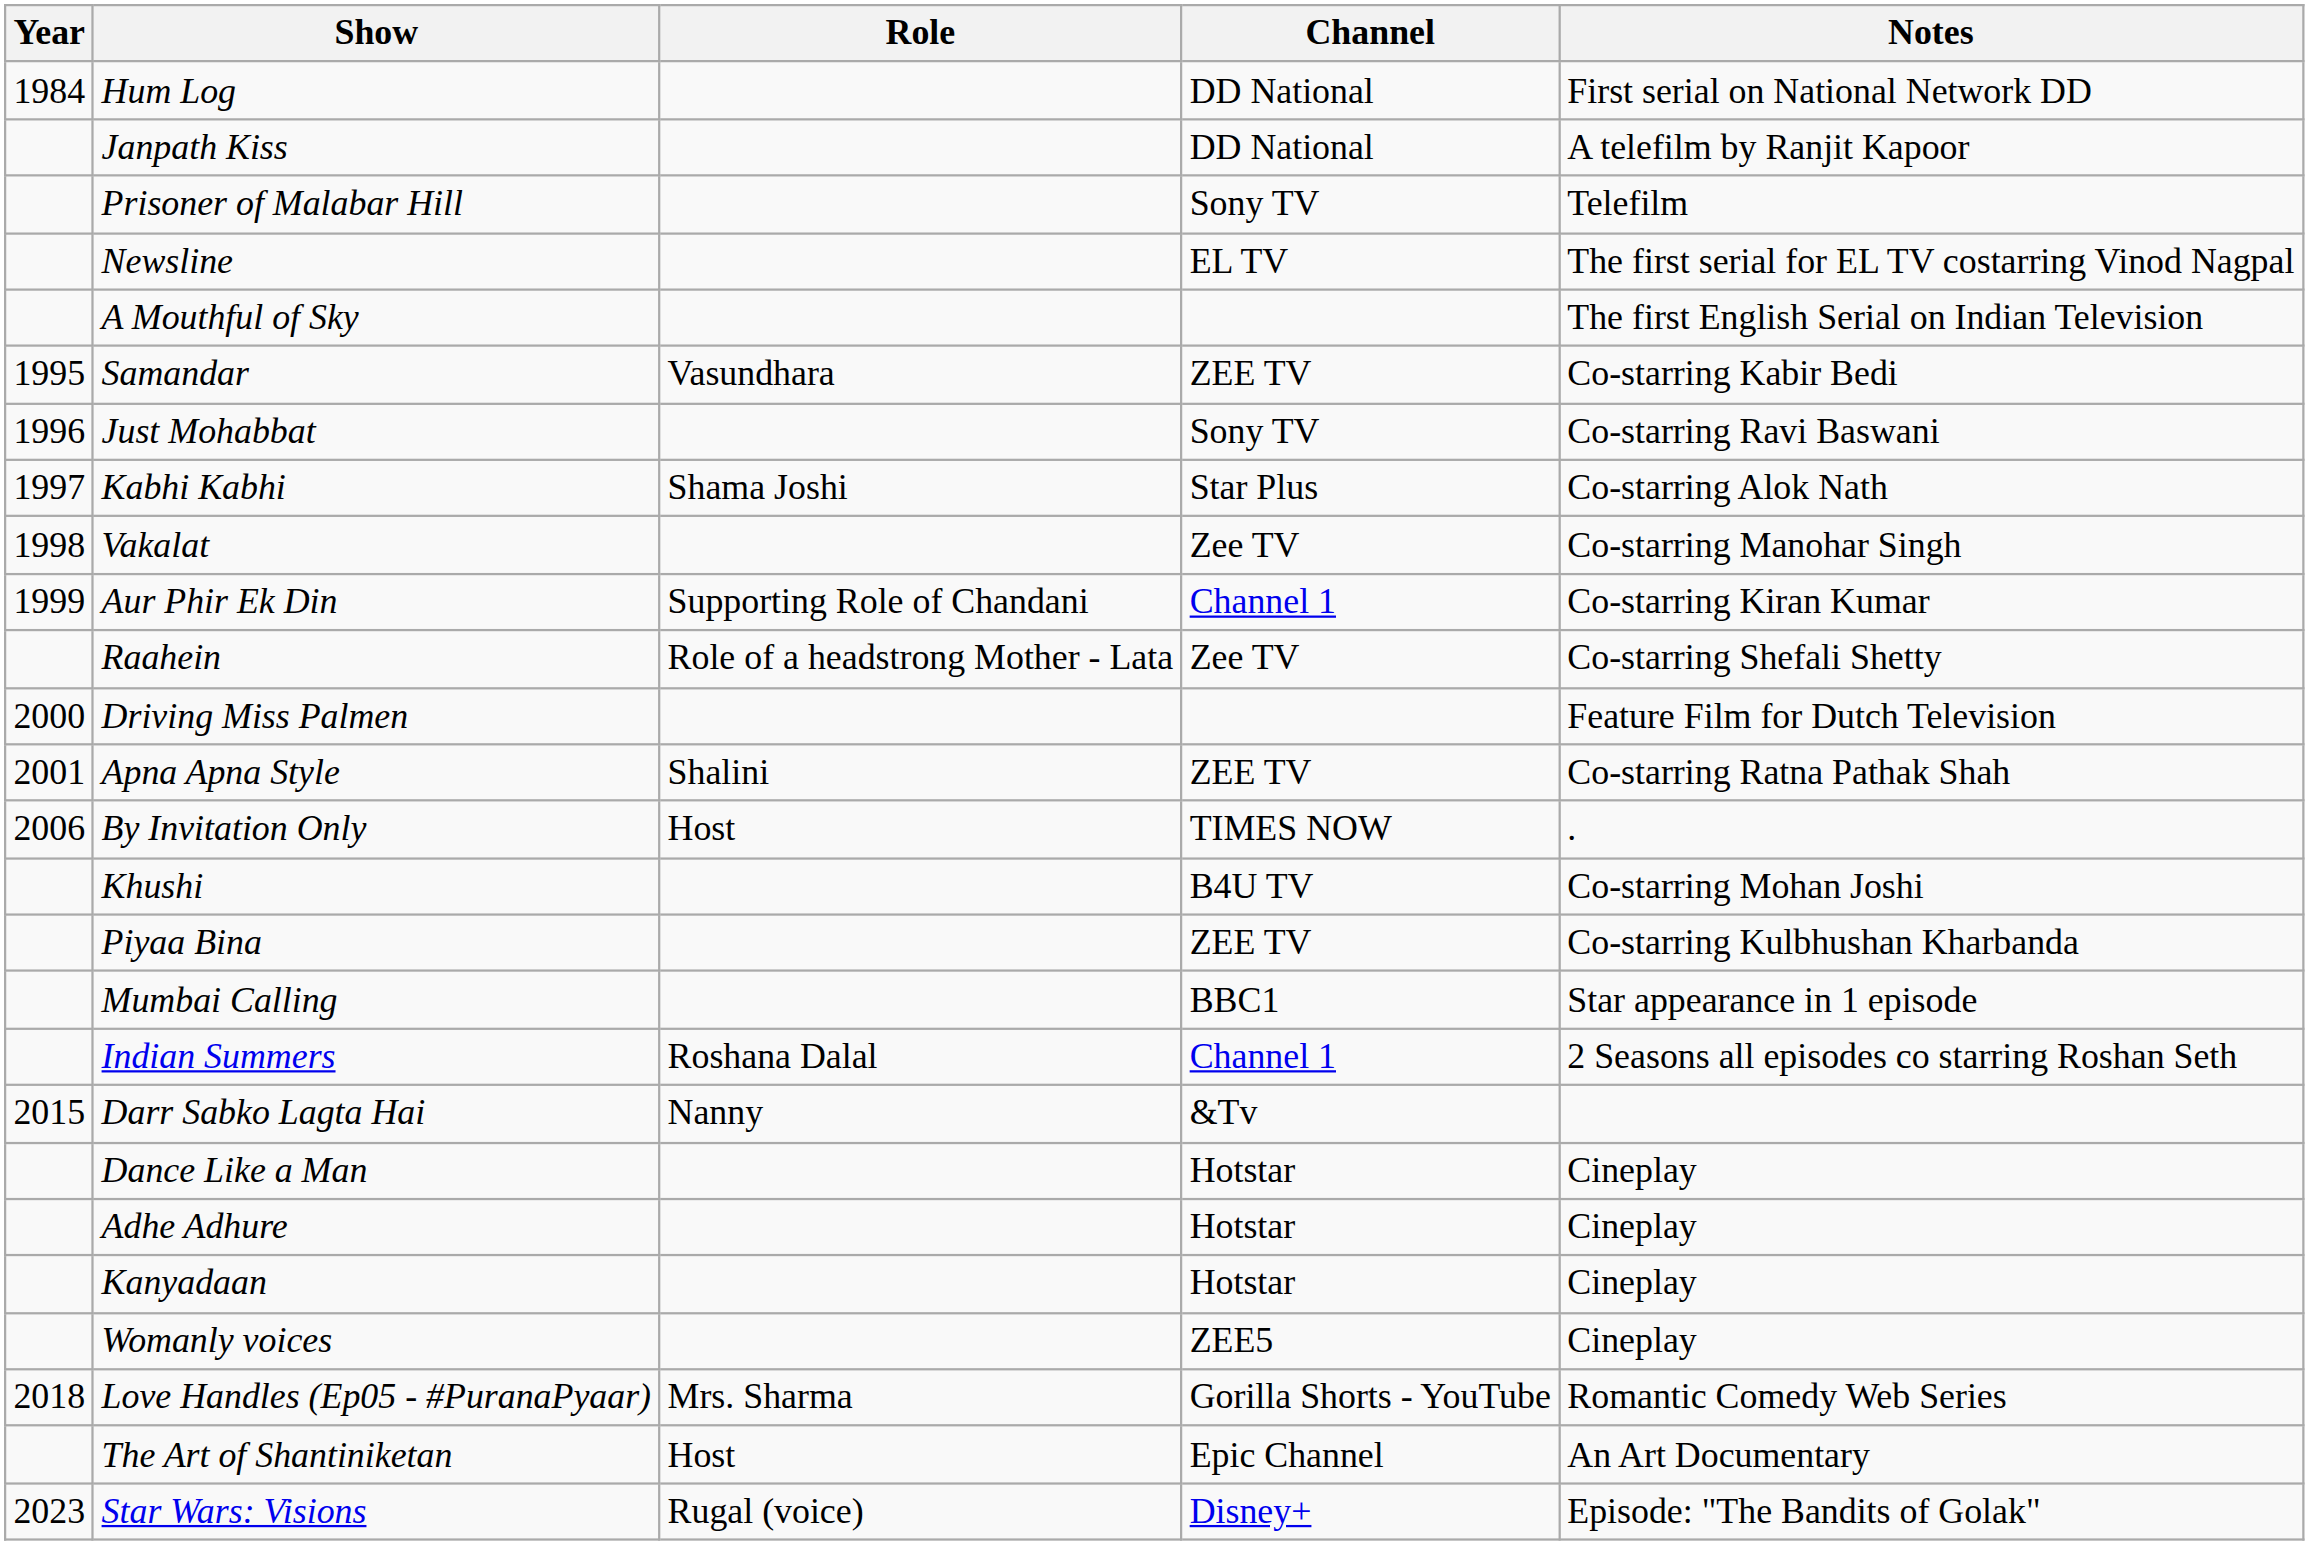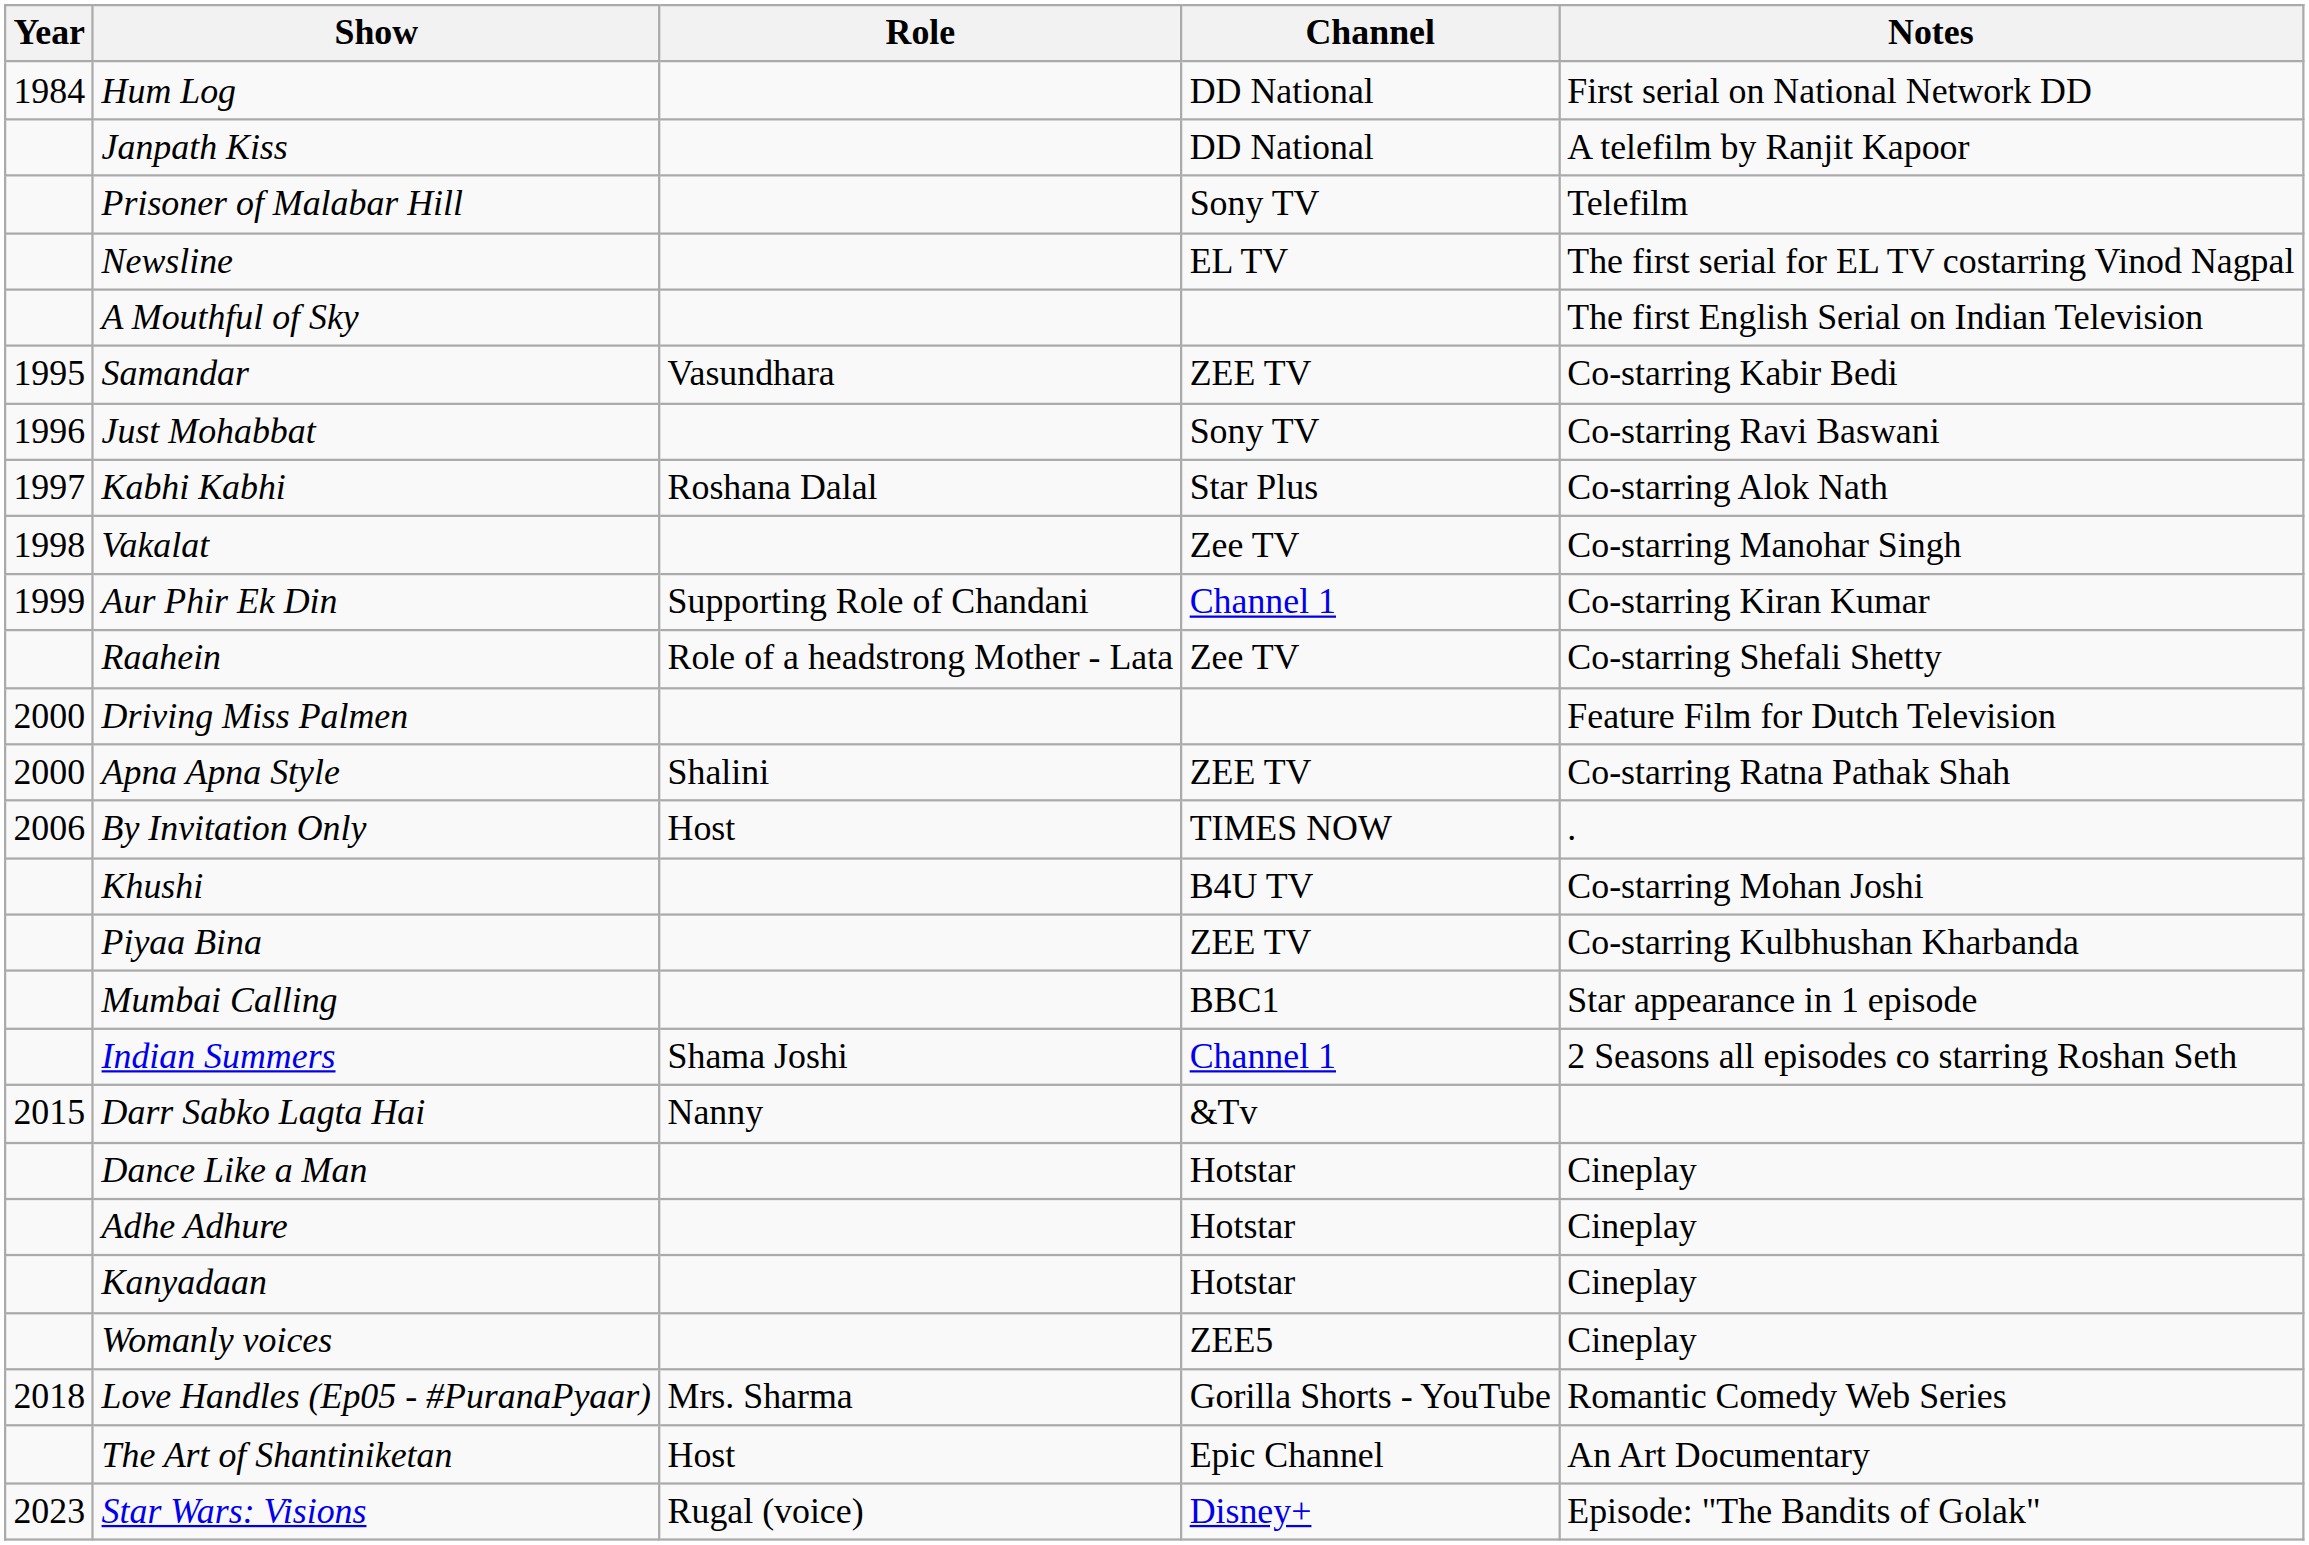(758, 487) Shama Joshi -> (773, 487) Roshana Dalal
(49, 771) 2001 -> (49, 771) 2000
(773, 1056) Roshana Dalal -> (758, 1056) Shama Joshi
